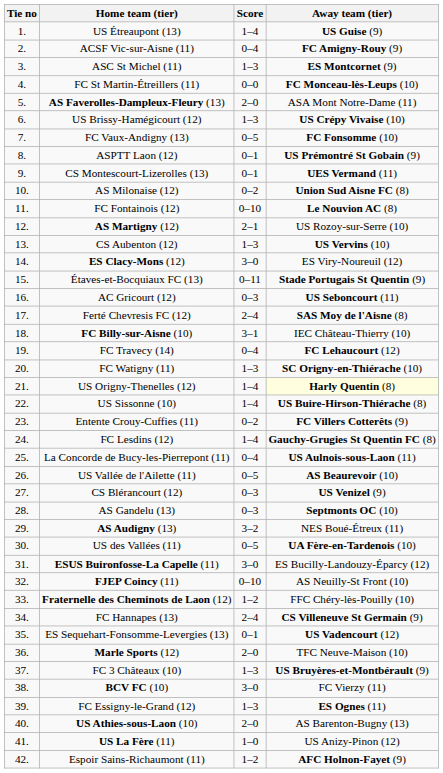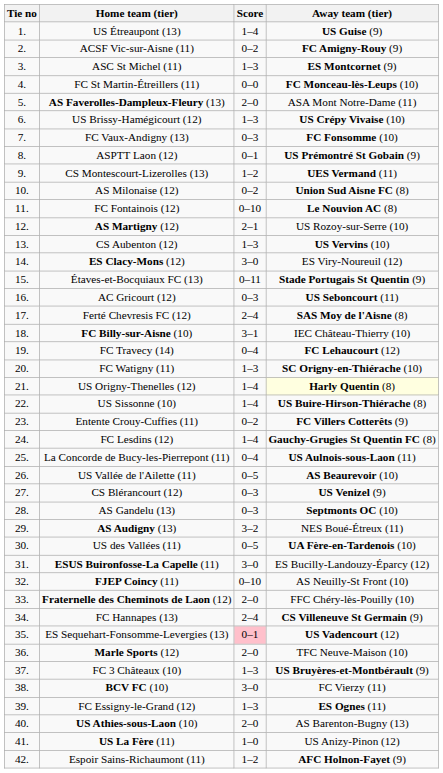(250, 48) 0–4 -> (250, 48) 0–2
(250, 137) 0–5 -> (250, 137) 0–3
(250, 173) 0–1 -> (250, 173) 1–2
(250, 599) 1–2 -> (250, 599) 2–0
(250, 635) no background -> (250, 635) pink background
